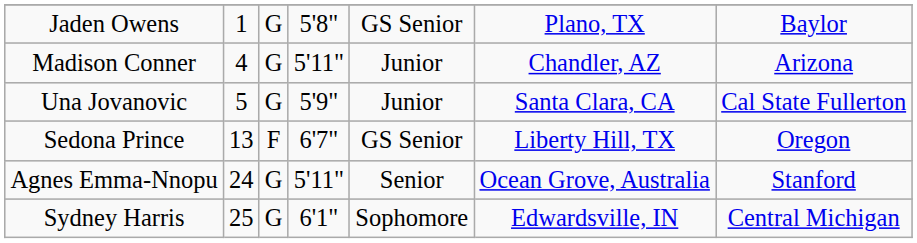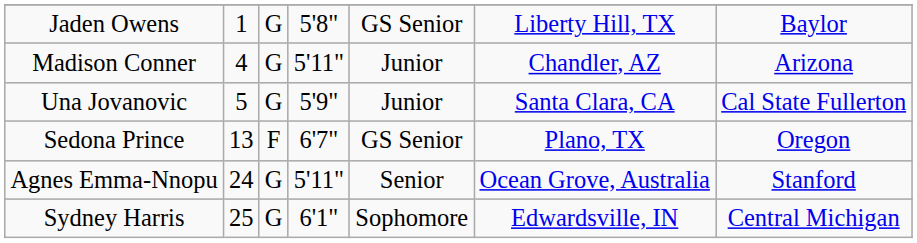(595, 23) Plano, TX -> (595, 23) Liberty Hill, TX
(595, 140) Liberty Hill, TX -> (595, 140) Plano, TX
